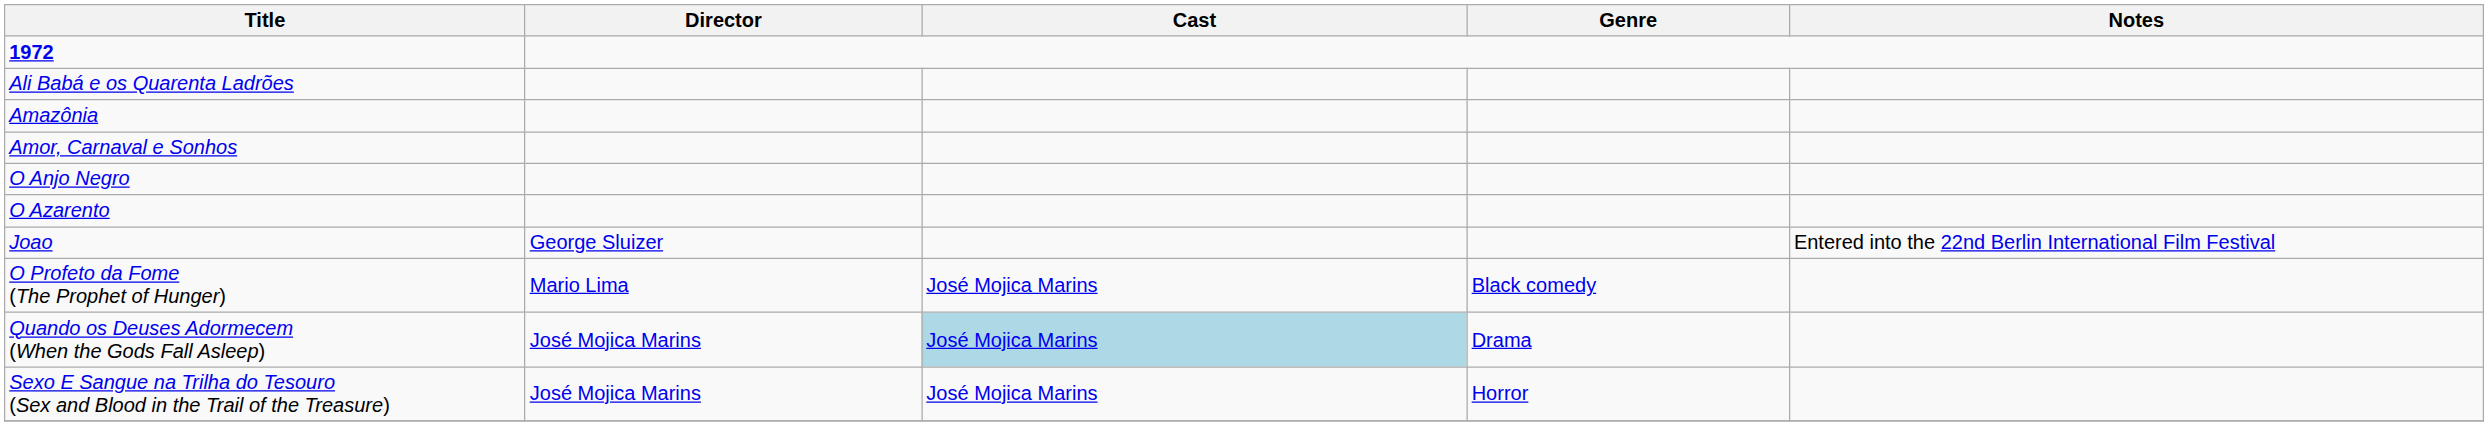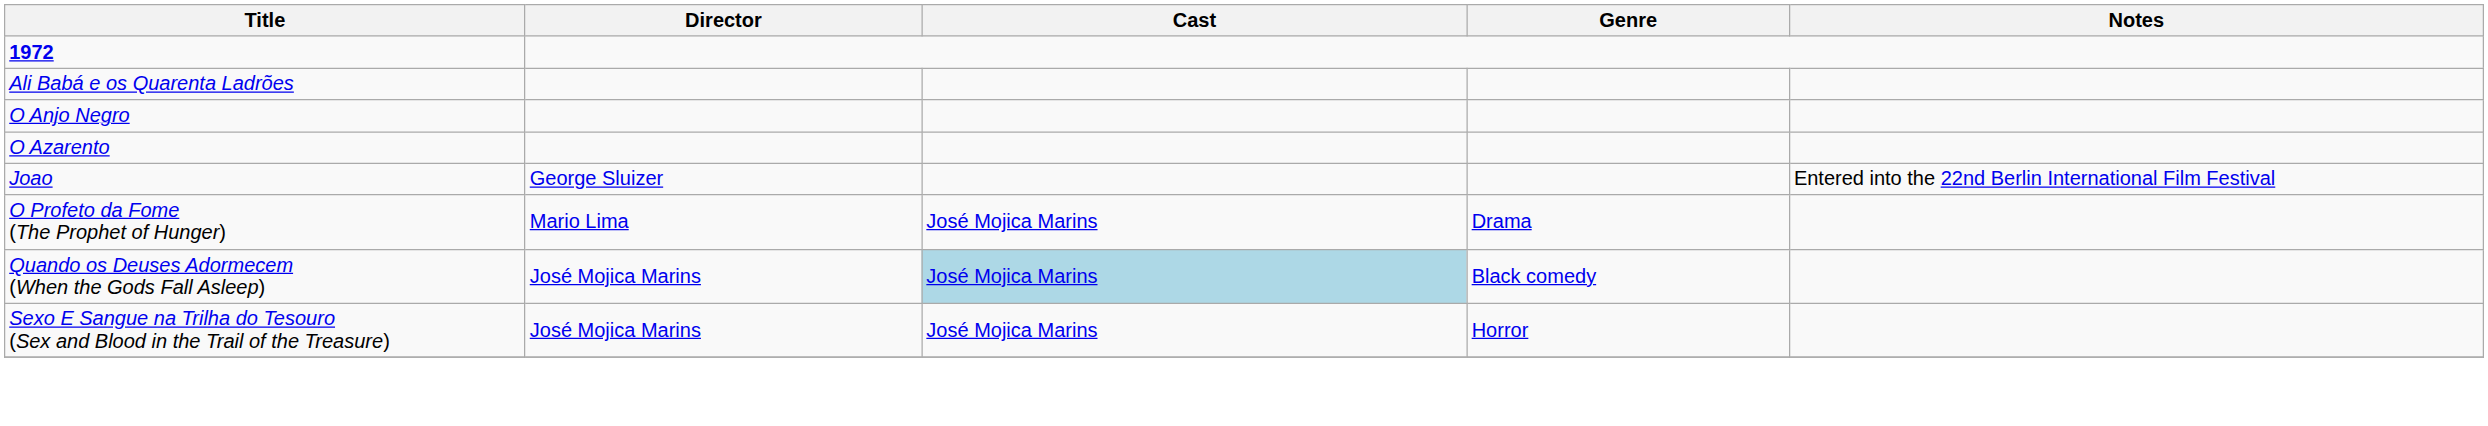- row: (54, 115)
- row: (123, 147)
(1534, 285) Black comedy -> (1502, 221) Drama
(1502, 339) Drama -> (1534, 276) Black comedy
